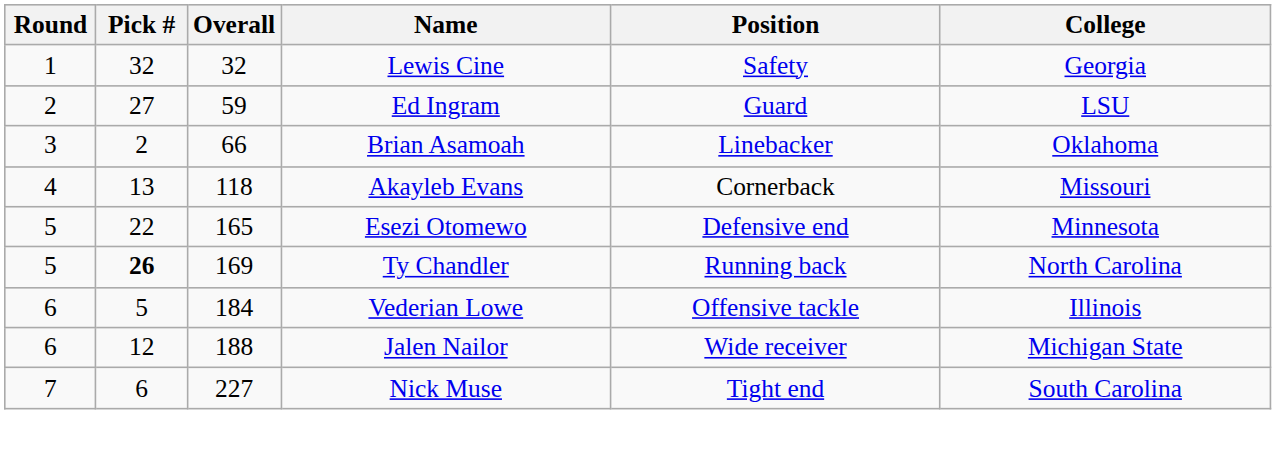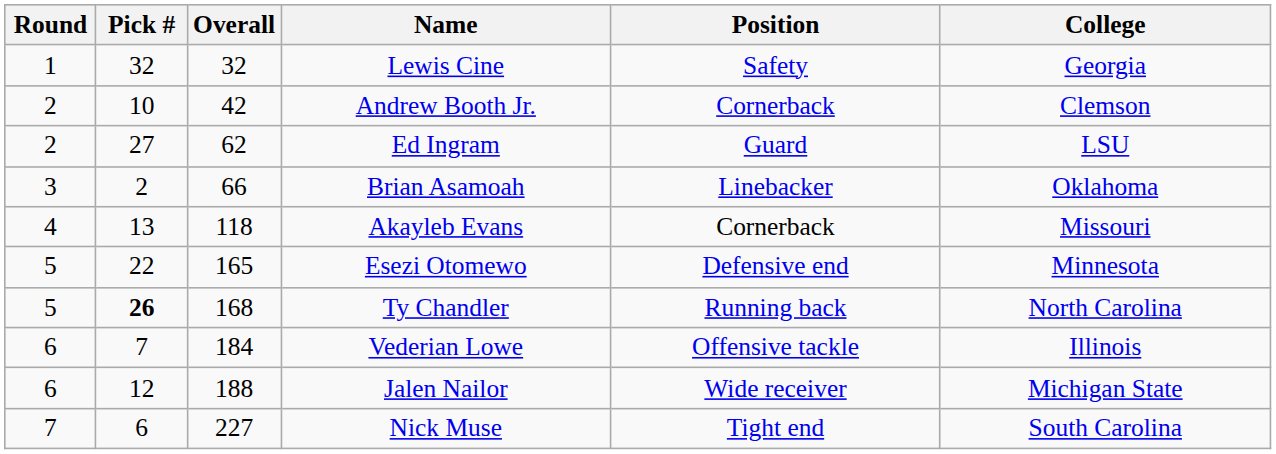+ row: (446, 105)
(234, 105) 59 -> (234, 145) 62
(234, 266) 169 -> (234, 307) 168
(142, 307) 5 -> (142, 347) 7
